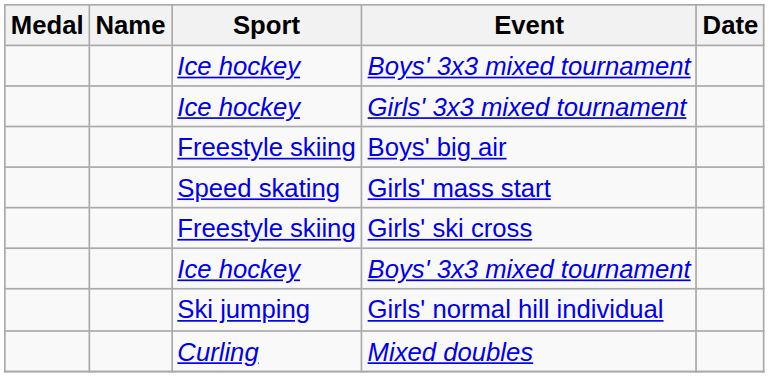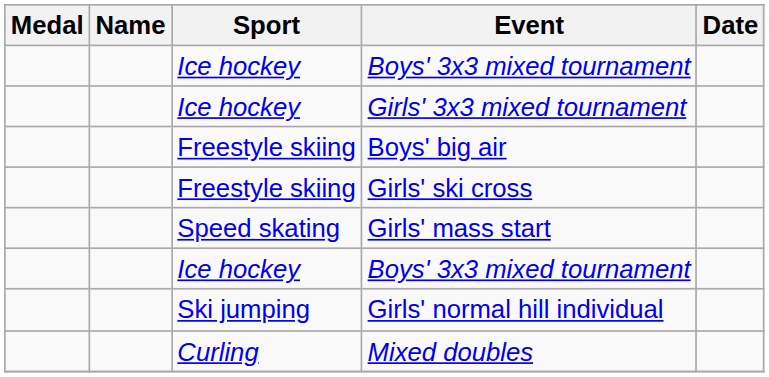rows swapped: (259, 188) <-> (267, 229)
